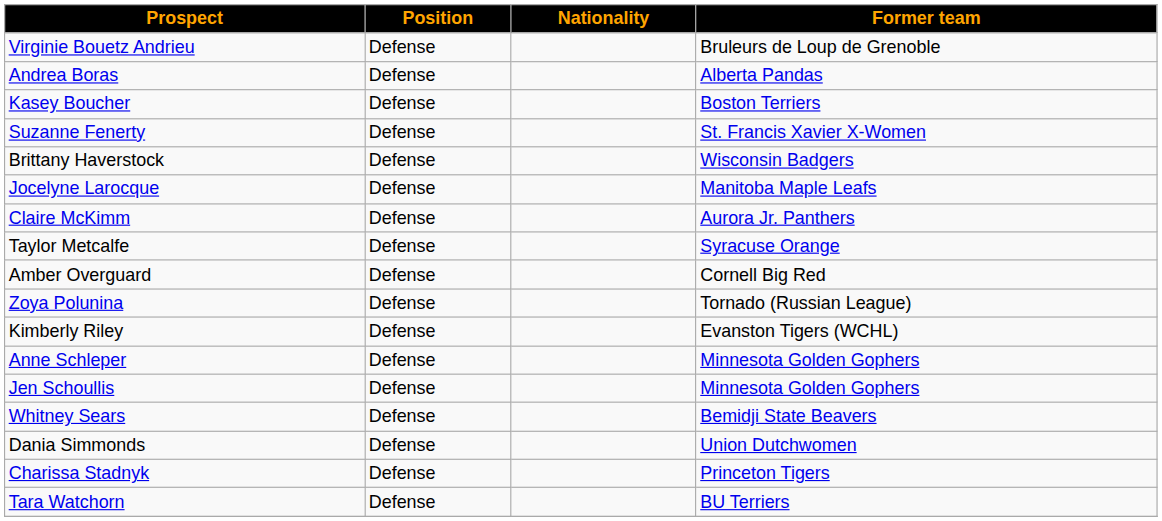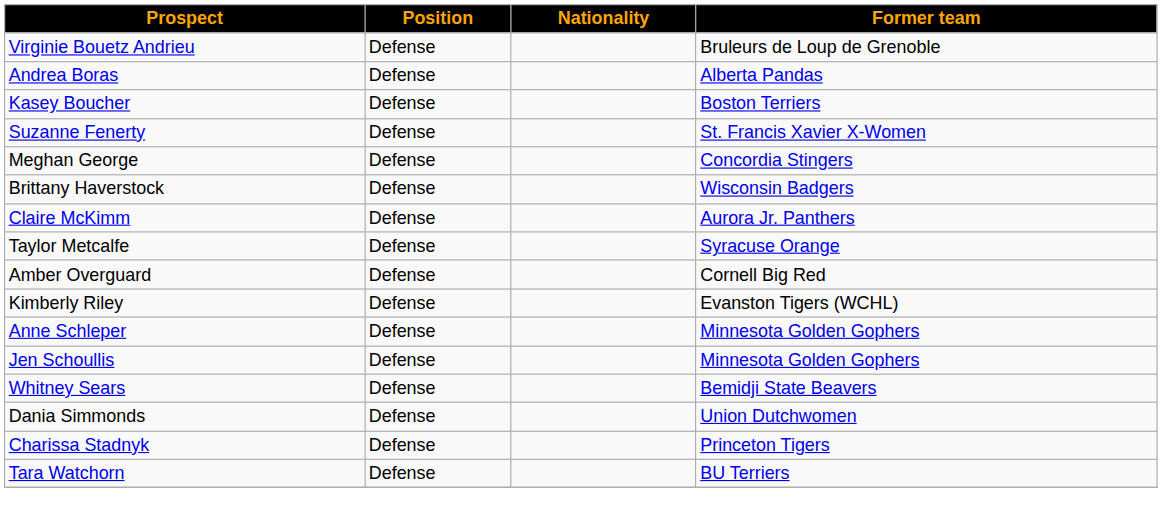+ row: (73, 160)
- row: (84, 189)
- row: (66, 302)
